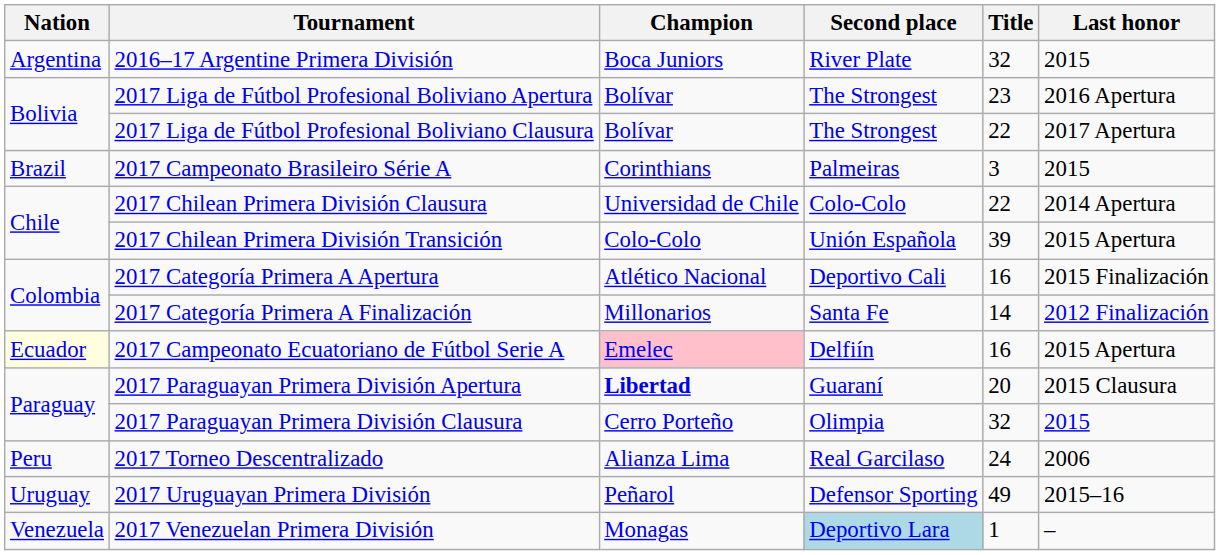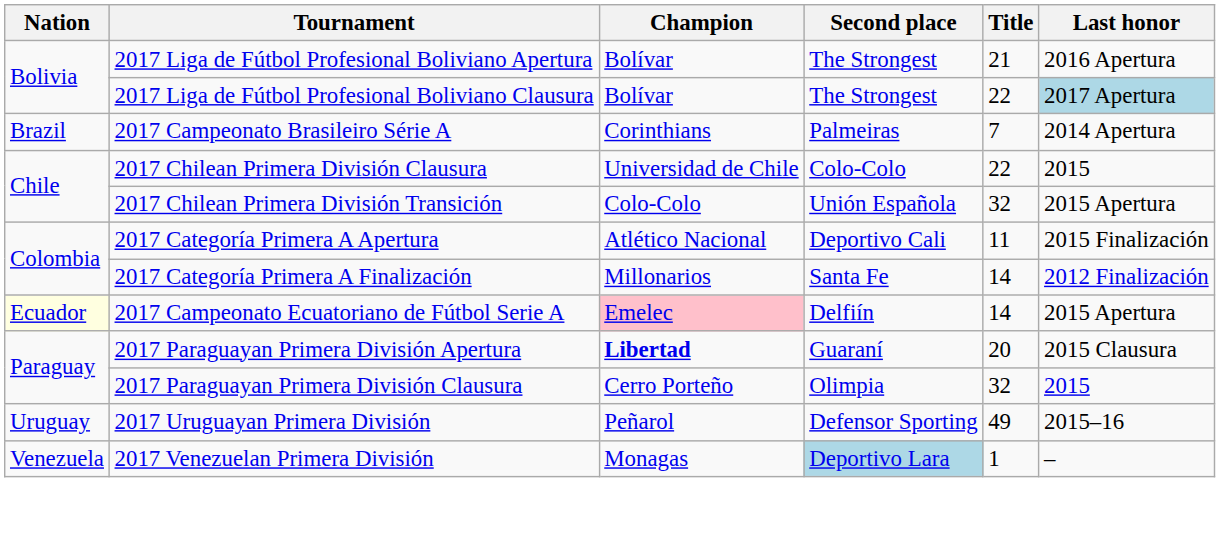- row: (284, 58)
(1000, 95) 23 -> (1000, 58) 21
(1110, 131) no background -> (1110, 95) lightblue background
(994, 167) 3 -> (994, 131) 7
(1067, 167) 2015 -> (1110, 131) 2014 Apertura
(1110, 204) 2014 Apertura -> (1067, 167) 2015
(1000, 240) 39 -> (1000, 204) 32
(1000, 276) 16 -> (999, 240) 11
(1000, 349) 16 -> (1000, 312) 14
- row: (249, 458)
